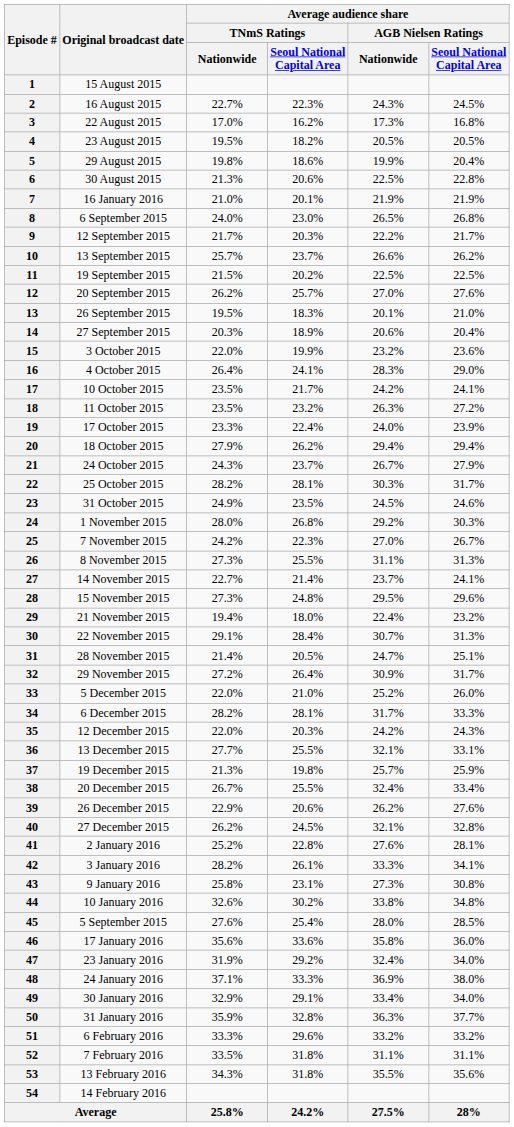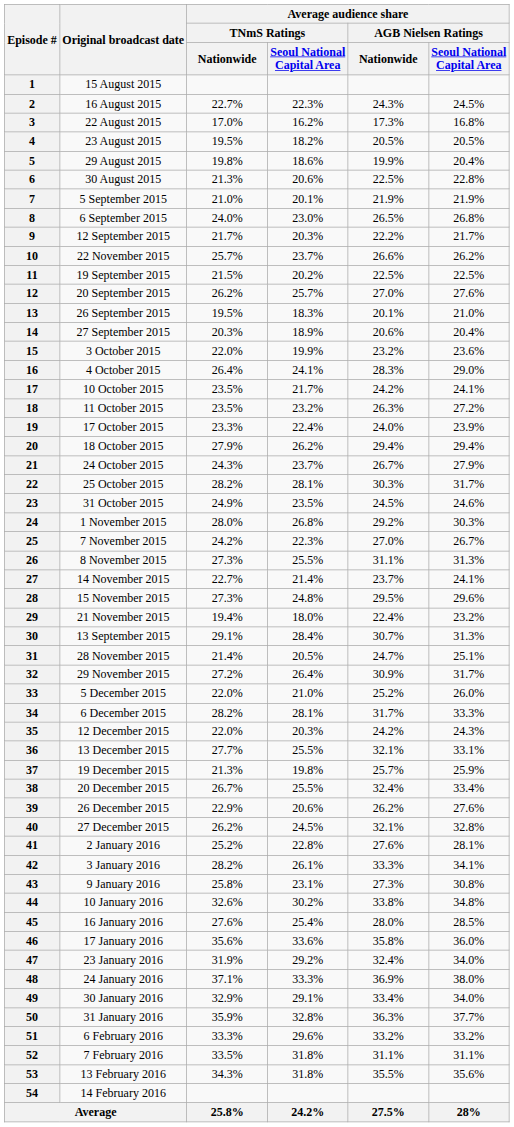(123, 198) 16 January 2016 -> (123, 198) 5 September 2015
(123, 255) 13 September 2015 -> (123, 255) 22 November 2015
(123, 636) 22 November 2015 -> (123, 636) 13 September 2015
(123, 921) 5 September 2015 -> (123, 921) 16 January 2016
